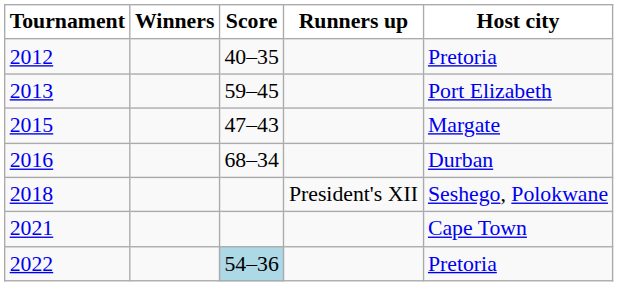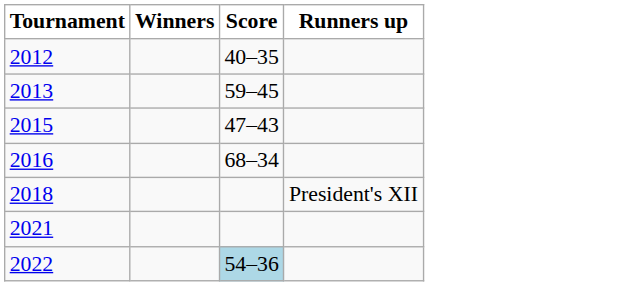- column: (518, 21)
